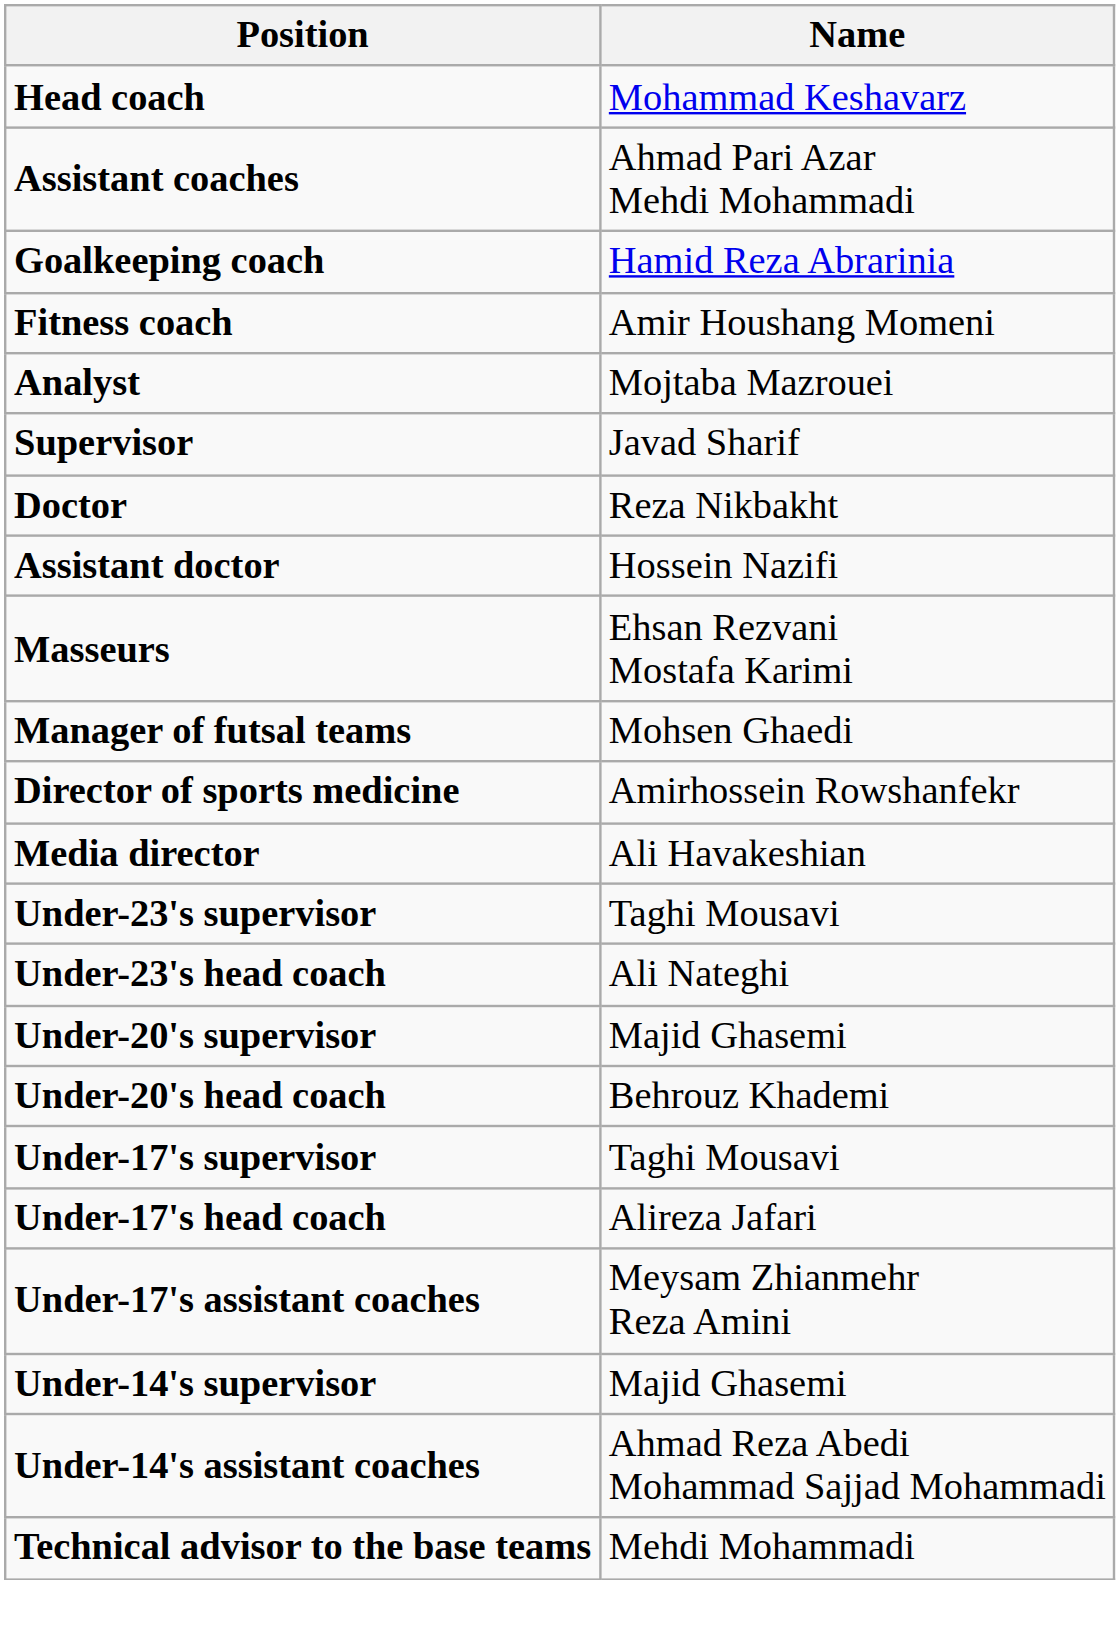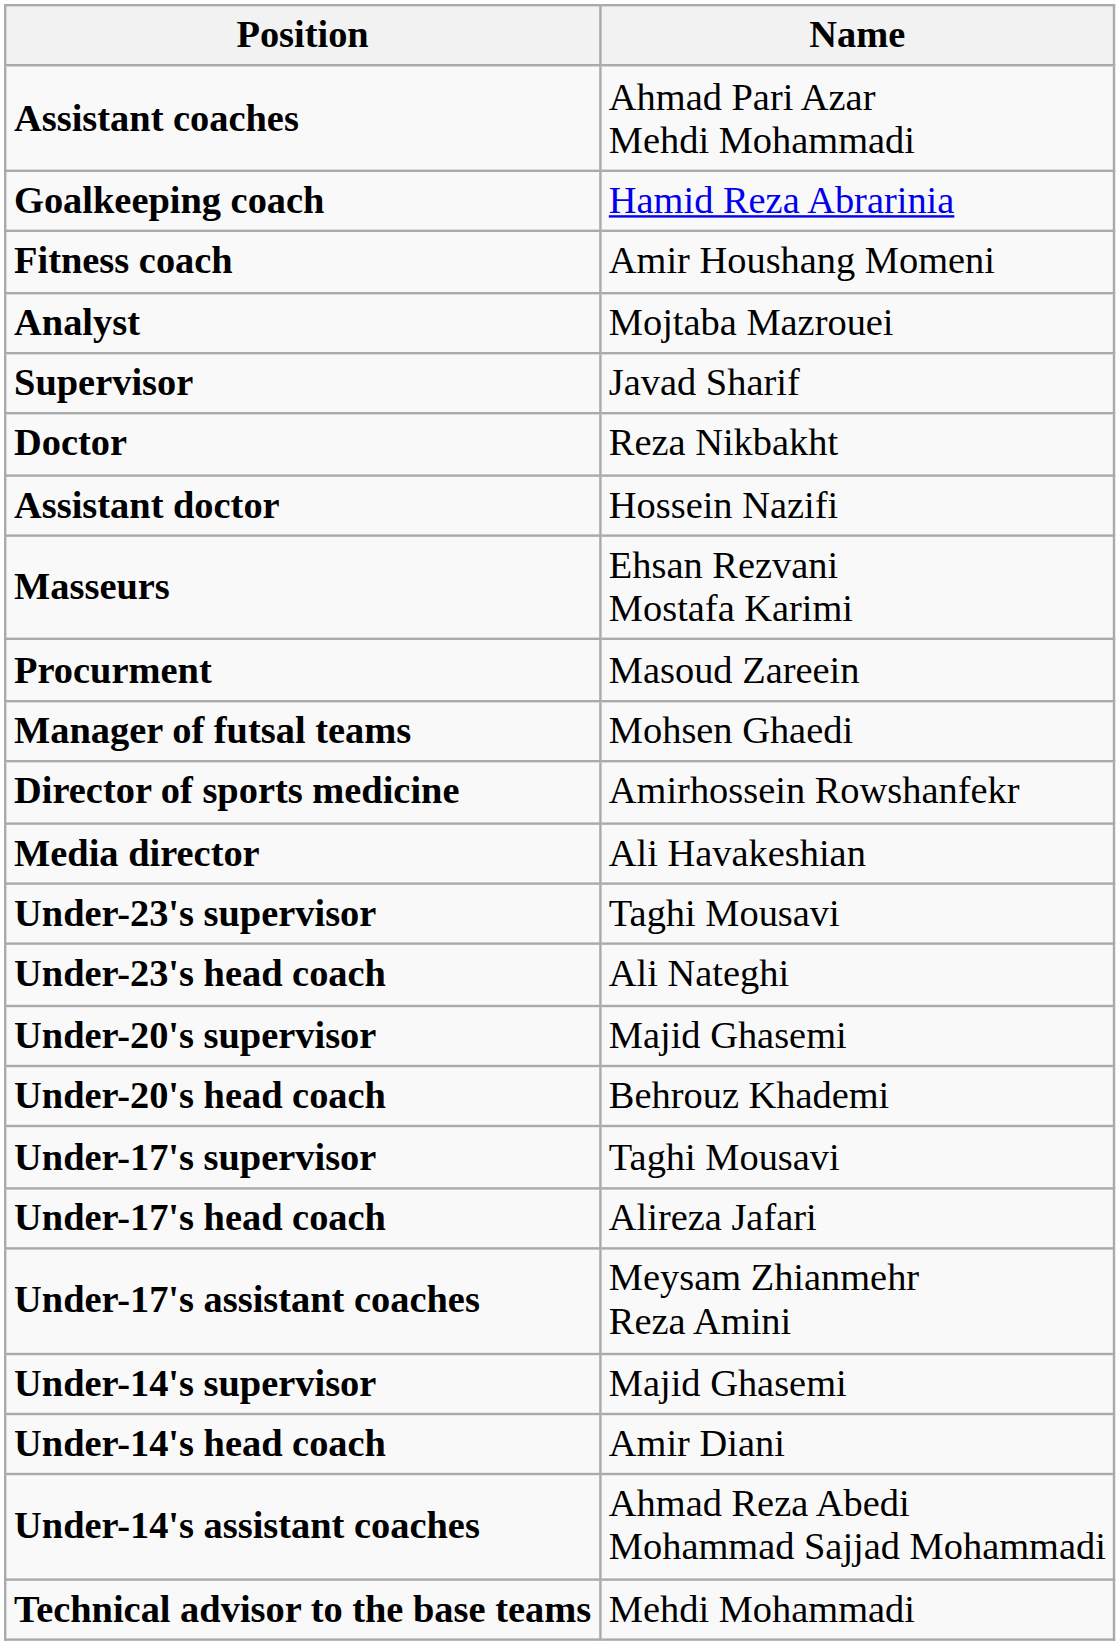- row: (110, 95)
+ row: (113, 669)
+ row: (200, 1443)
